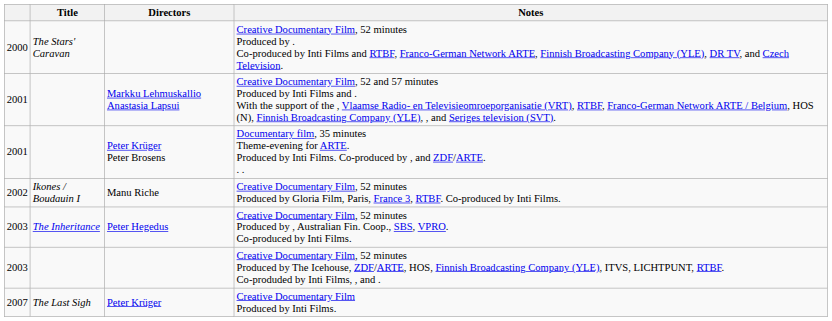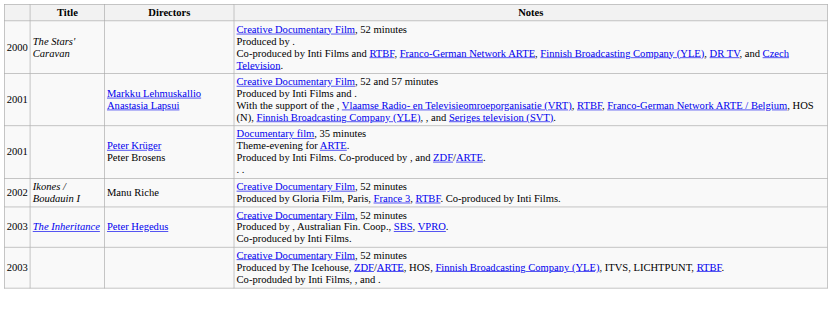- row: (296, 302)
